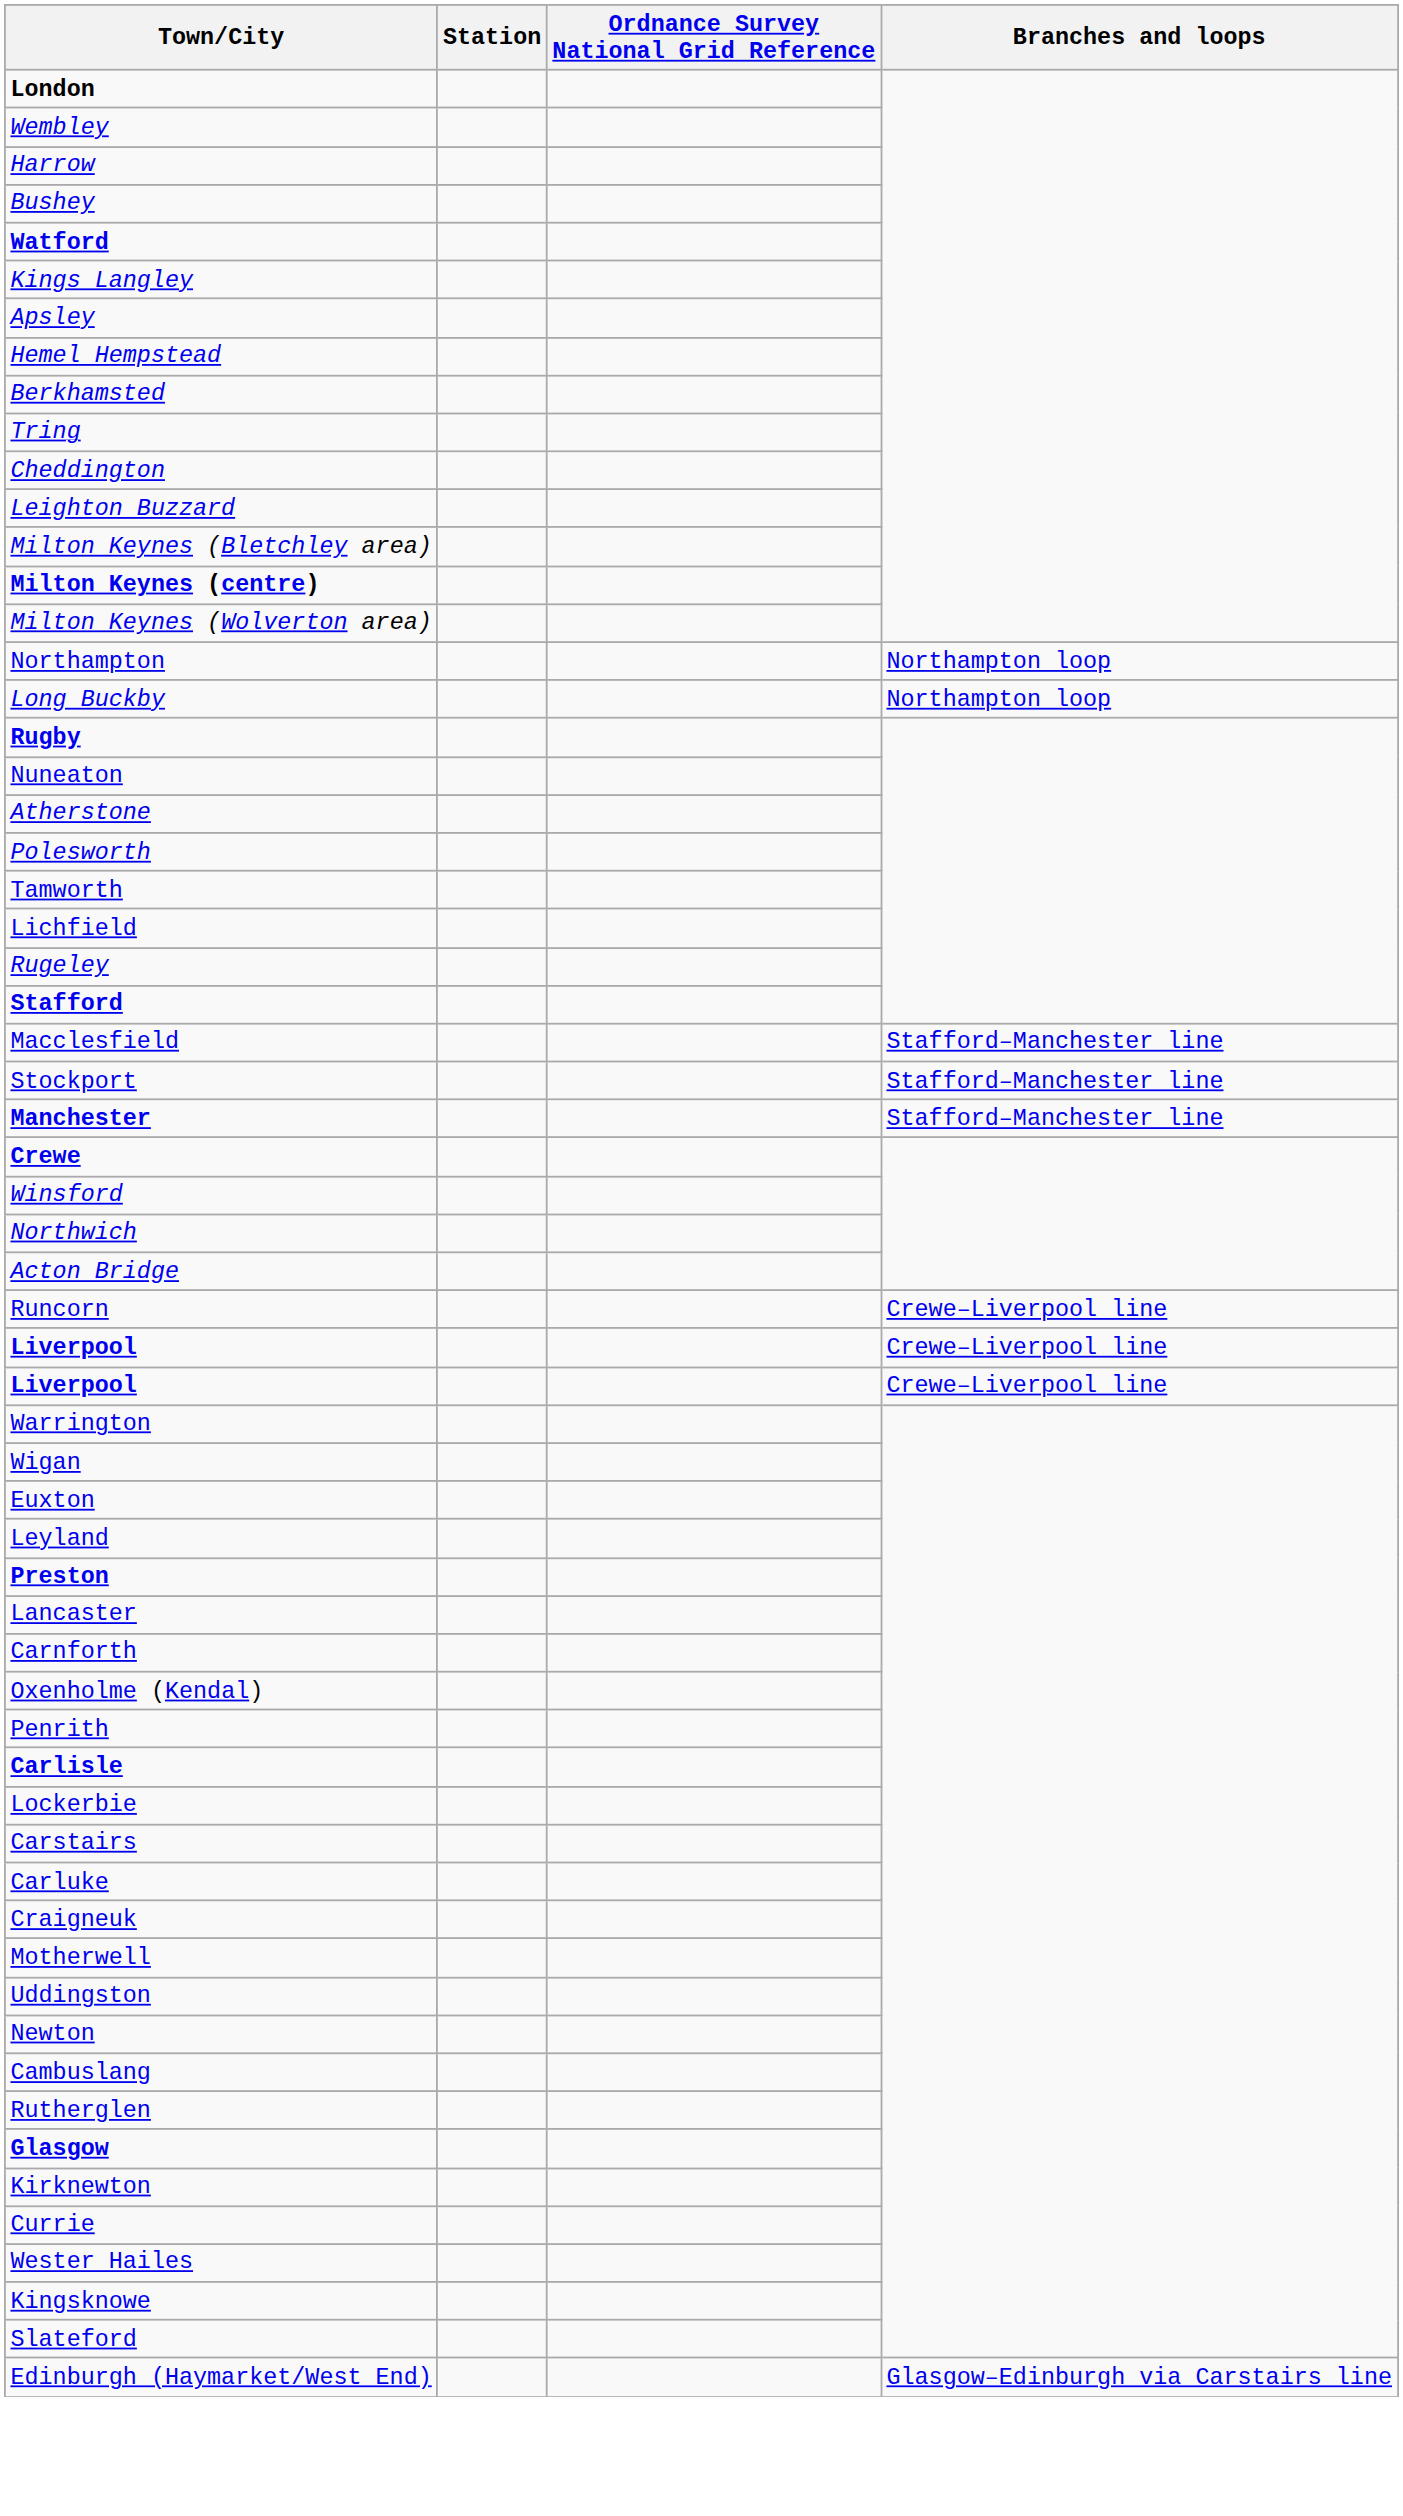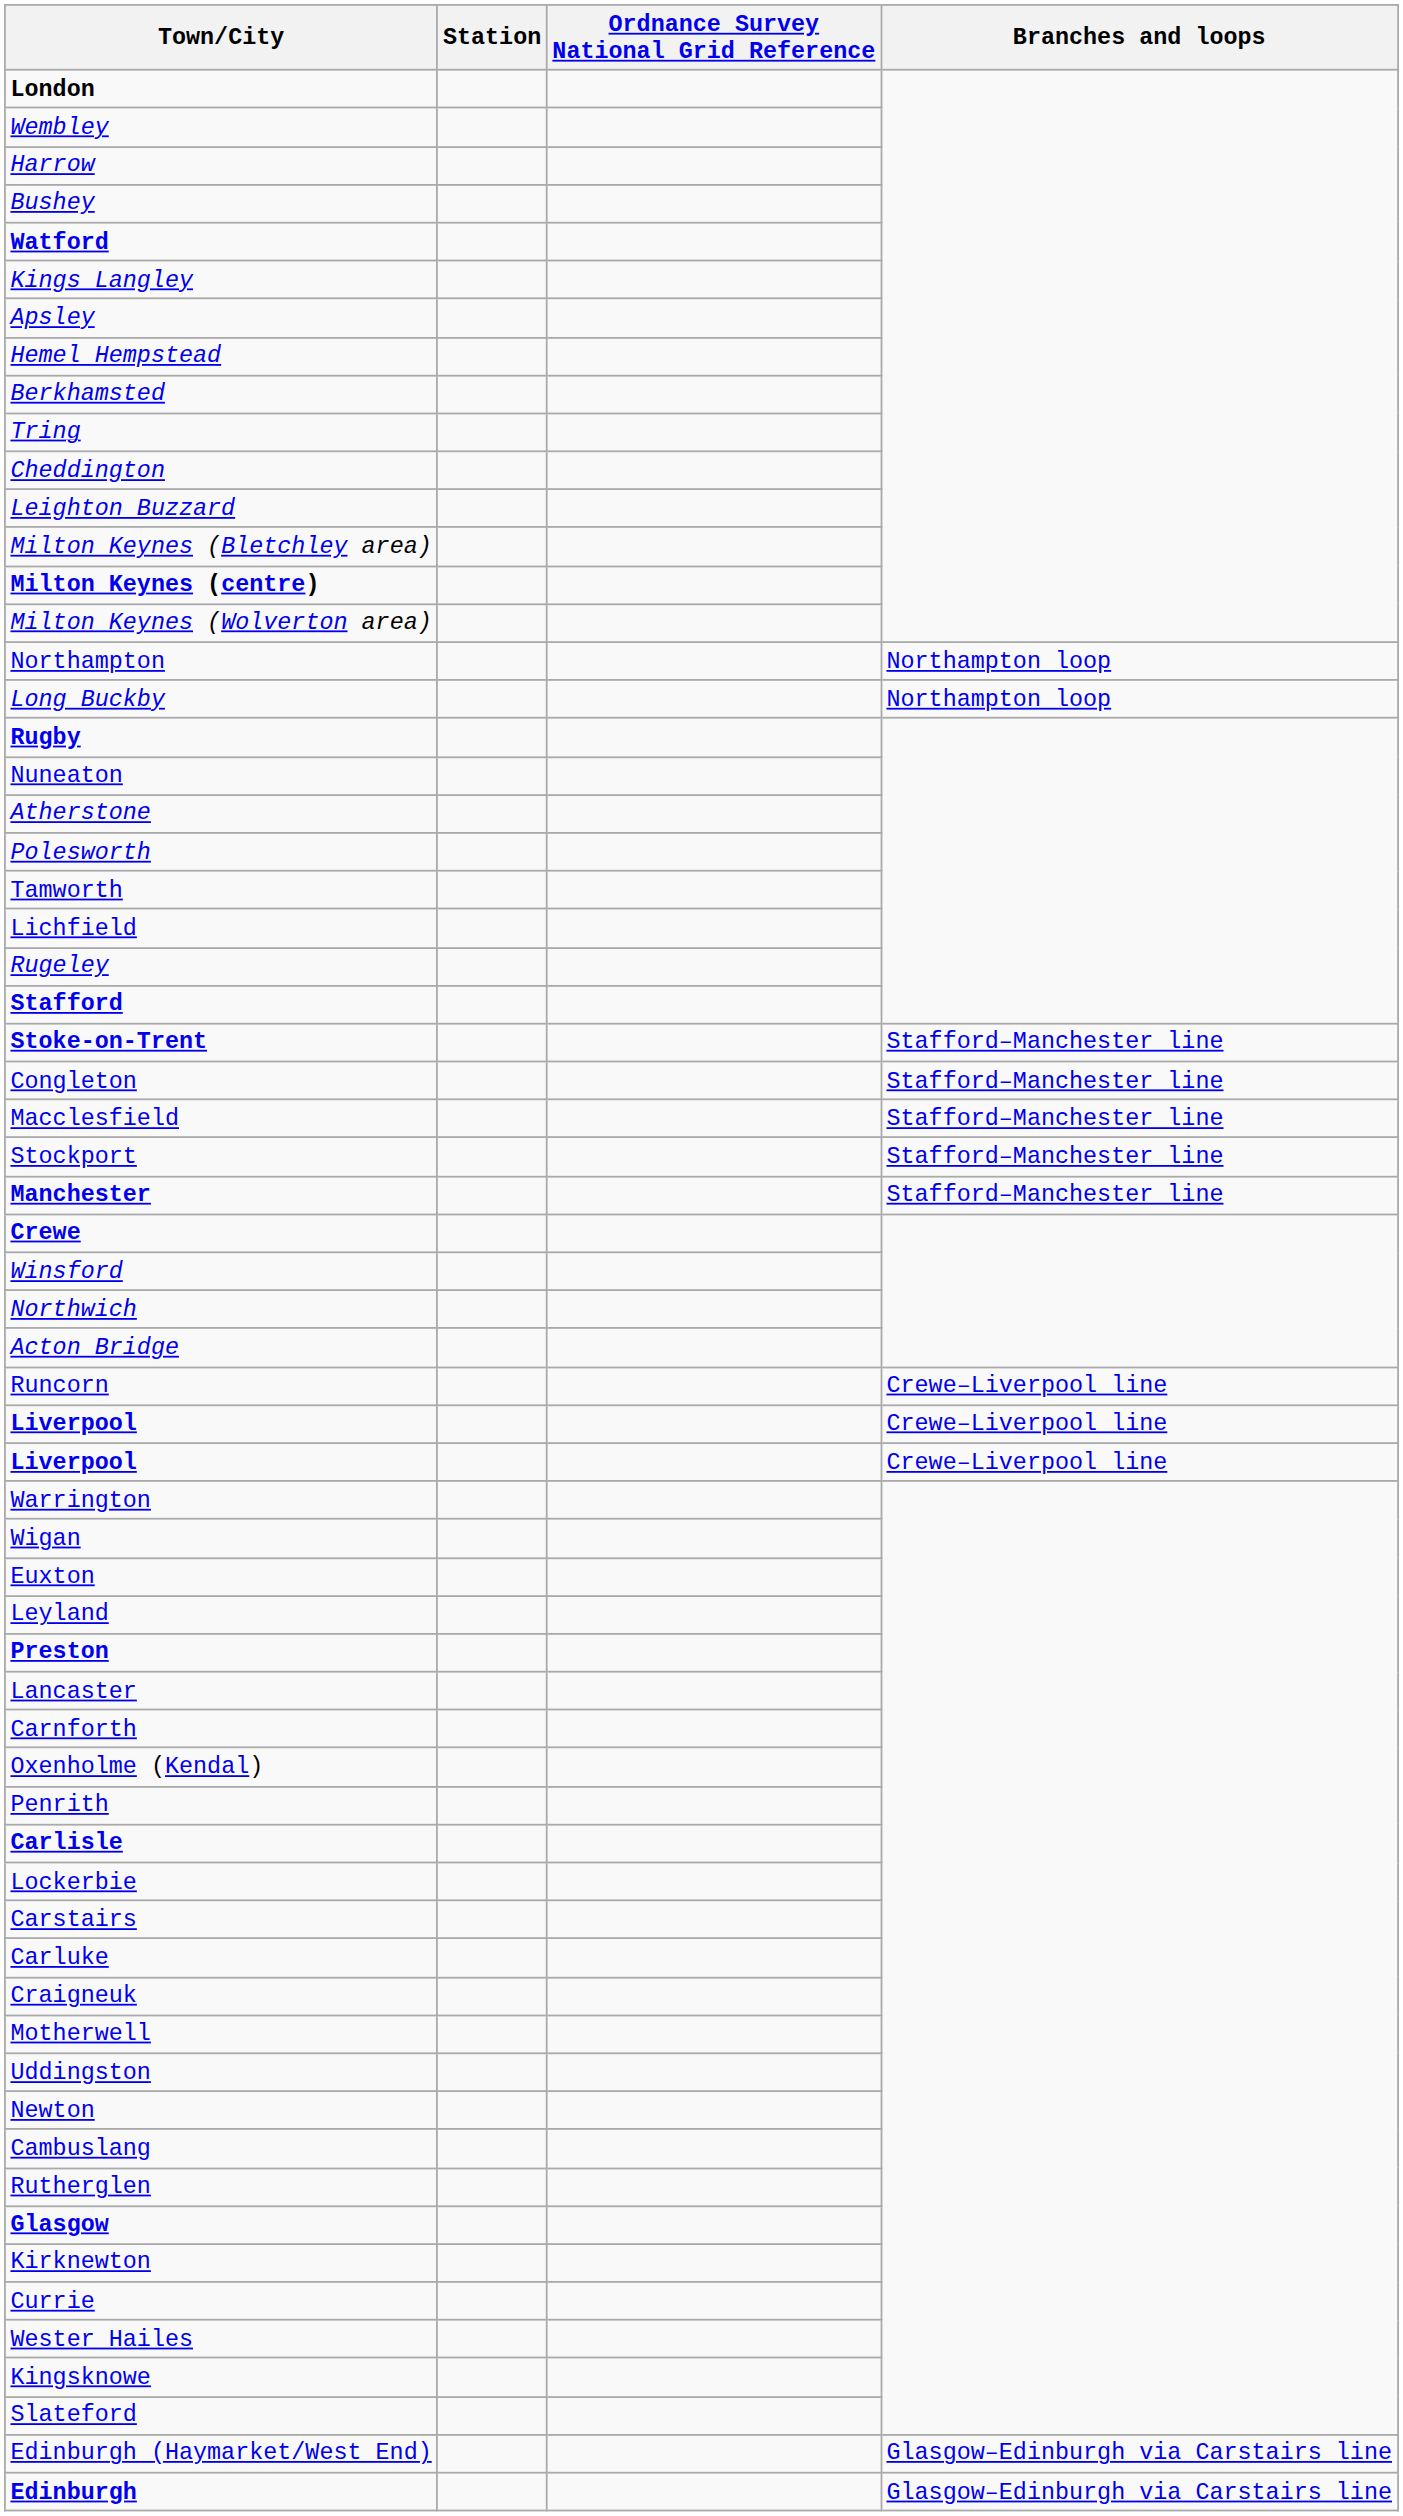+ row: (109, 1043)
+ row: (74, 1081)
+ row: (74, 2492)
